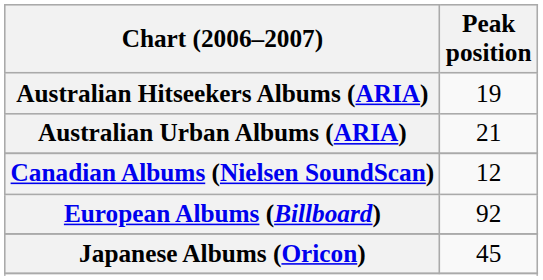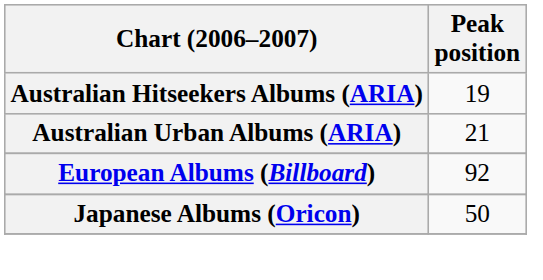- row: (222, 173)
(489, 253) 45 -> (477, 213) 50
